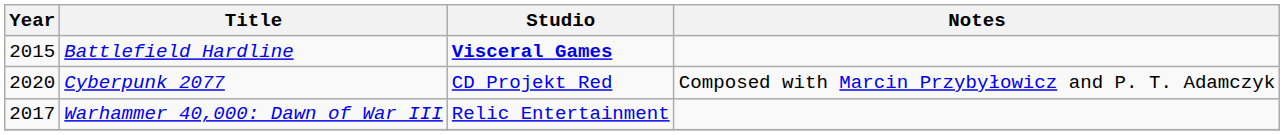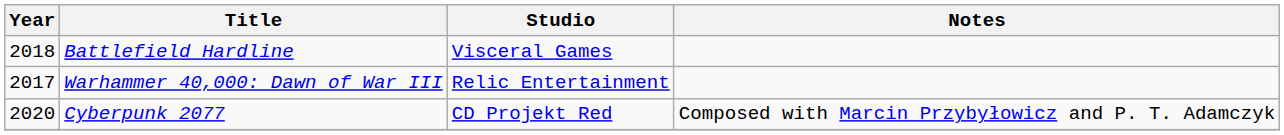(32, 51) 2015 -> (32, 51) 2018
(532, 51) bold -> (532, 51) normal
rows swapped: (253, 114) <-> (145, 83)
